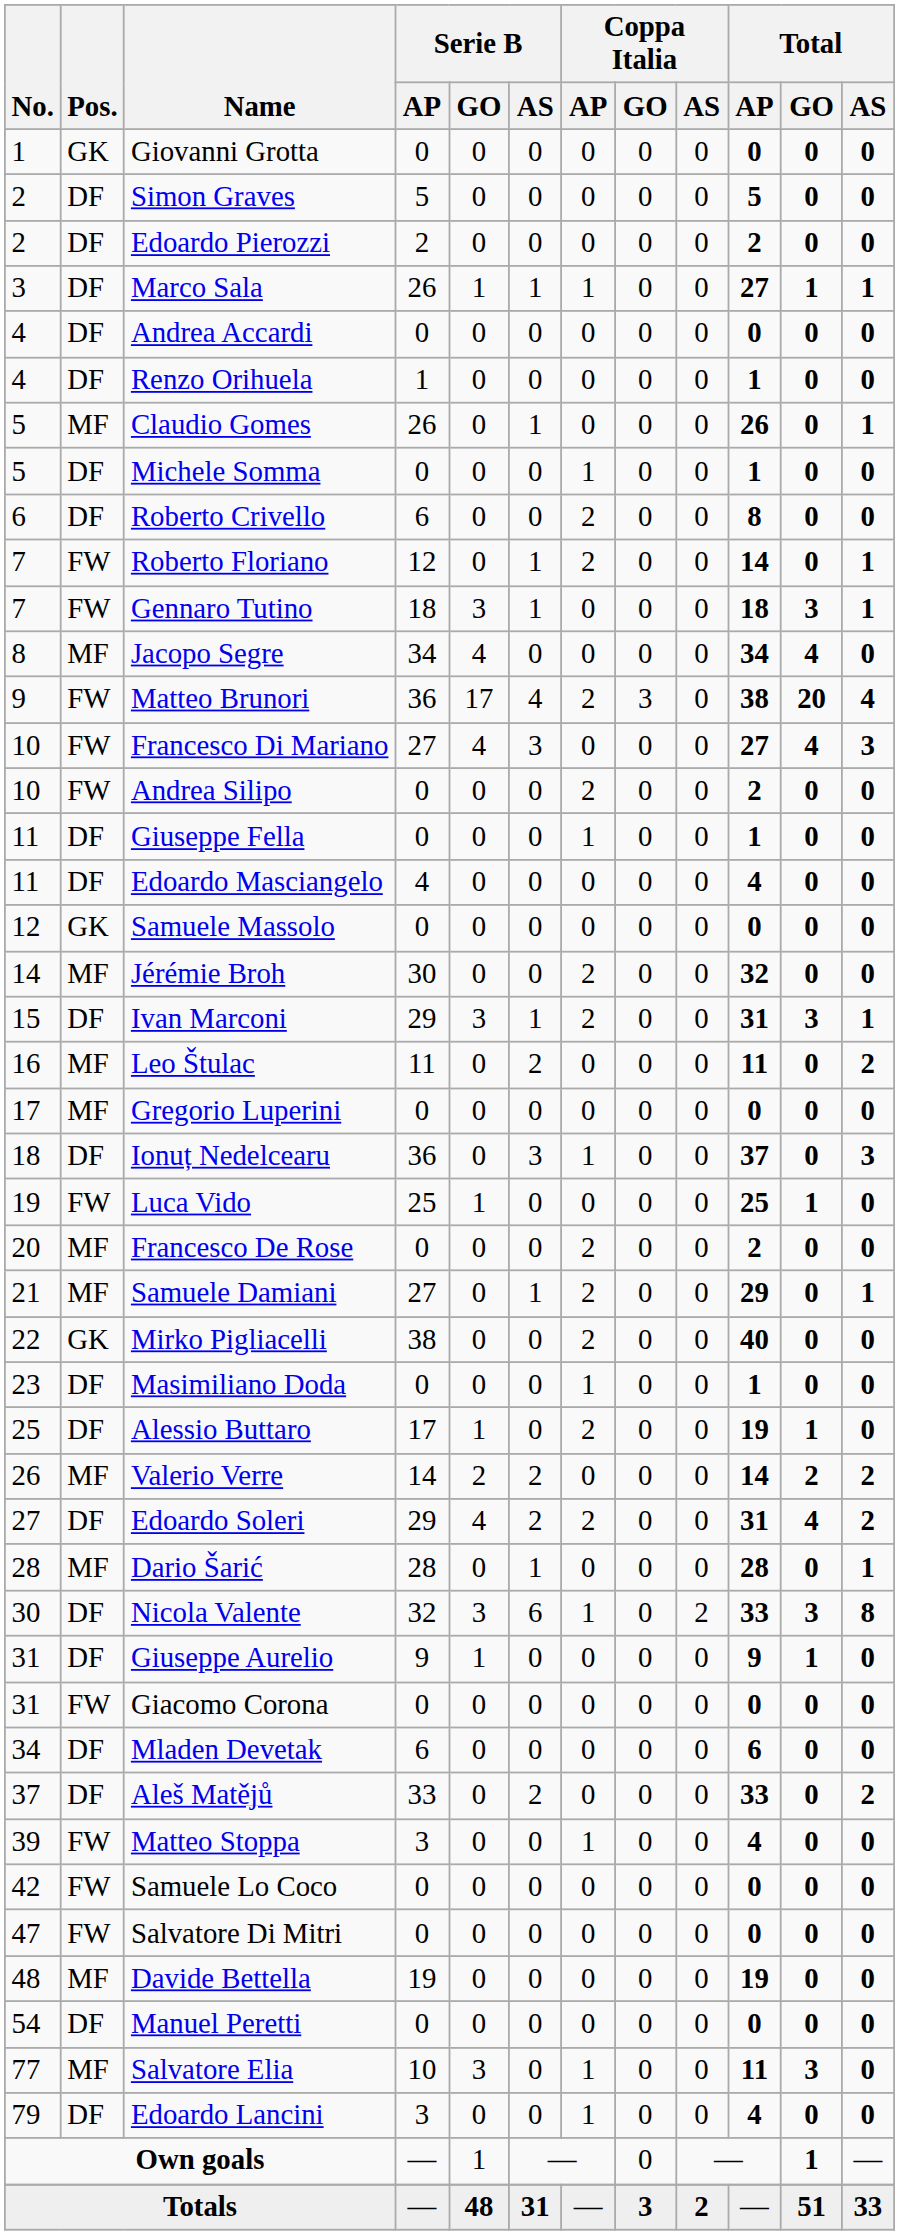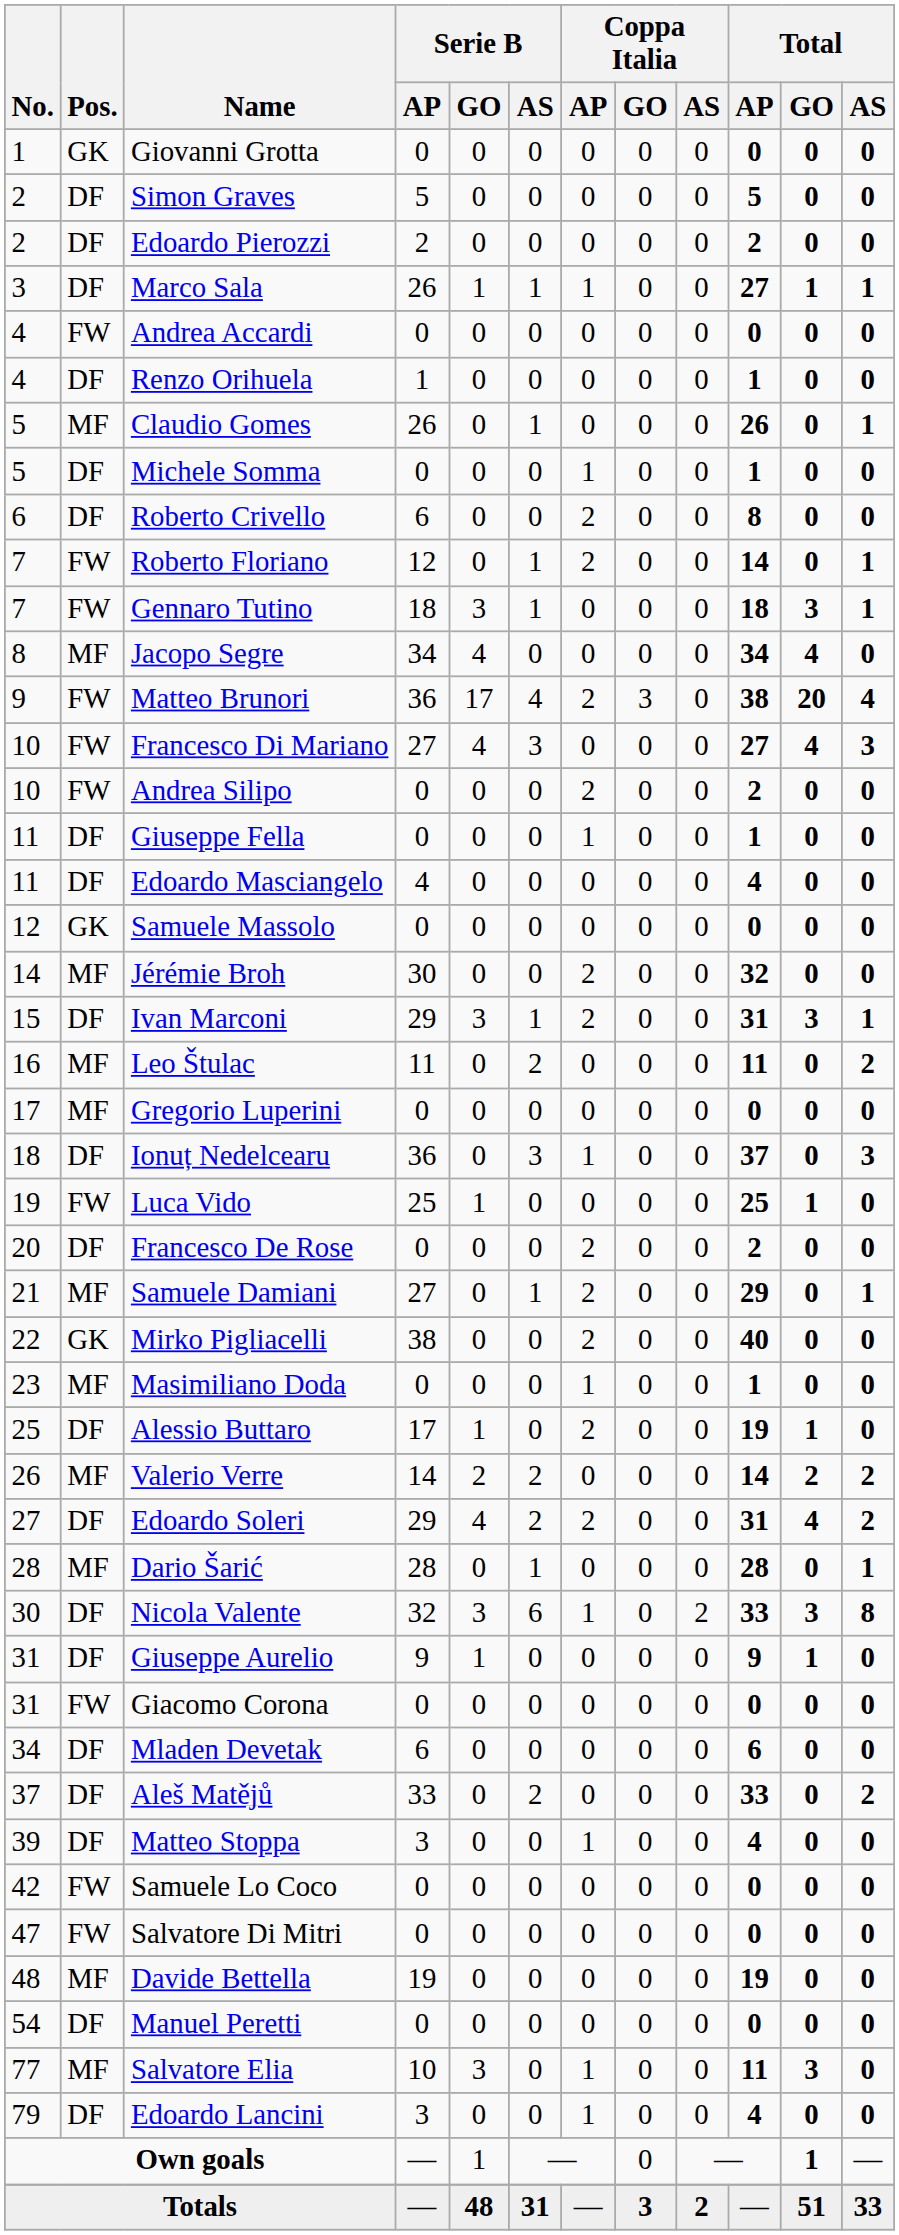(86, 333) DF -> (89, 333) FW
(88, 1247) MF -> (86, 1247) DF
(86, 1384) DF -> (88, 1384) MF
(89, 1841) FW -> (86, 1841) DF
